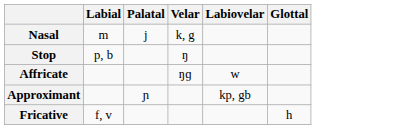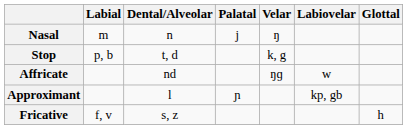+ column: (170, 14)
(185, 34) k, g -> (277, 34) ŋ
(185, 54) ŋ -> (277, 54) k, g
